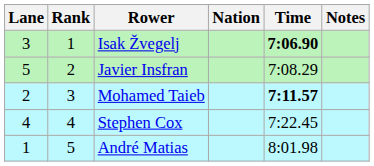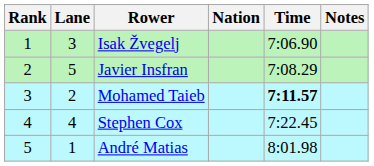columns swapped: (71, 17) <-> (26, 17)
(293, 43) bold -> (292, 43) normal
